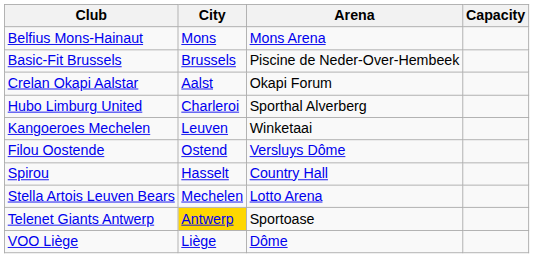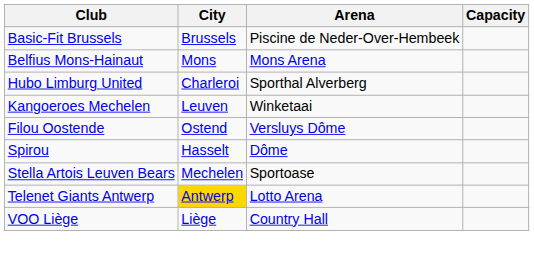rows swapped: (65, 60) <-> (75, 38)
- row: (73, 83)
(289, 173) Country Hall -> (269, 151) Dôme
(286, 196) Lotto Arena -> (282, 173) Sportoase
(282, 219) Sportoase -> (286, 196) Lotto Arena
(269, 241) Dôme -> (289, 219) Country Hall
